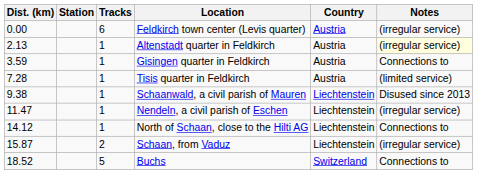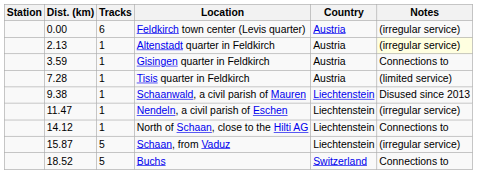columns swapped: (77, 12) <-> (30, 12)
(102, 144) 2 -> (102, 144) 5
